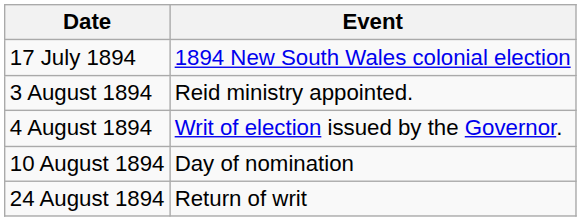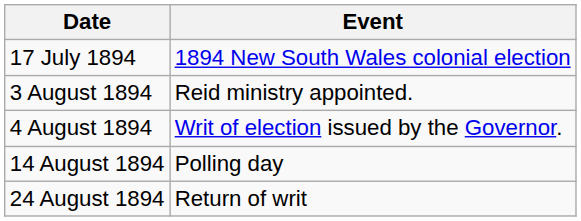- row: (87, 163)
+ row: (87, 163)
